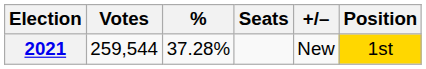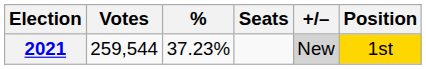(198, 49) 37.28% -> (198, 49) 37.23%
(316, 49) no background -> (316, 49) lightgrey background
